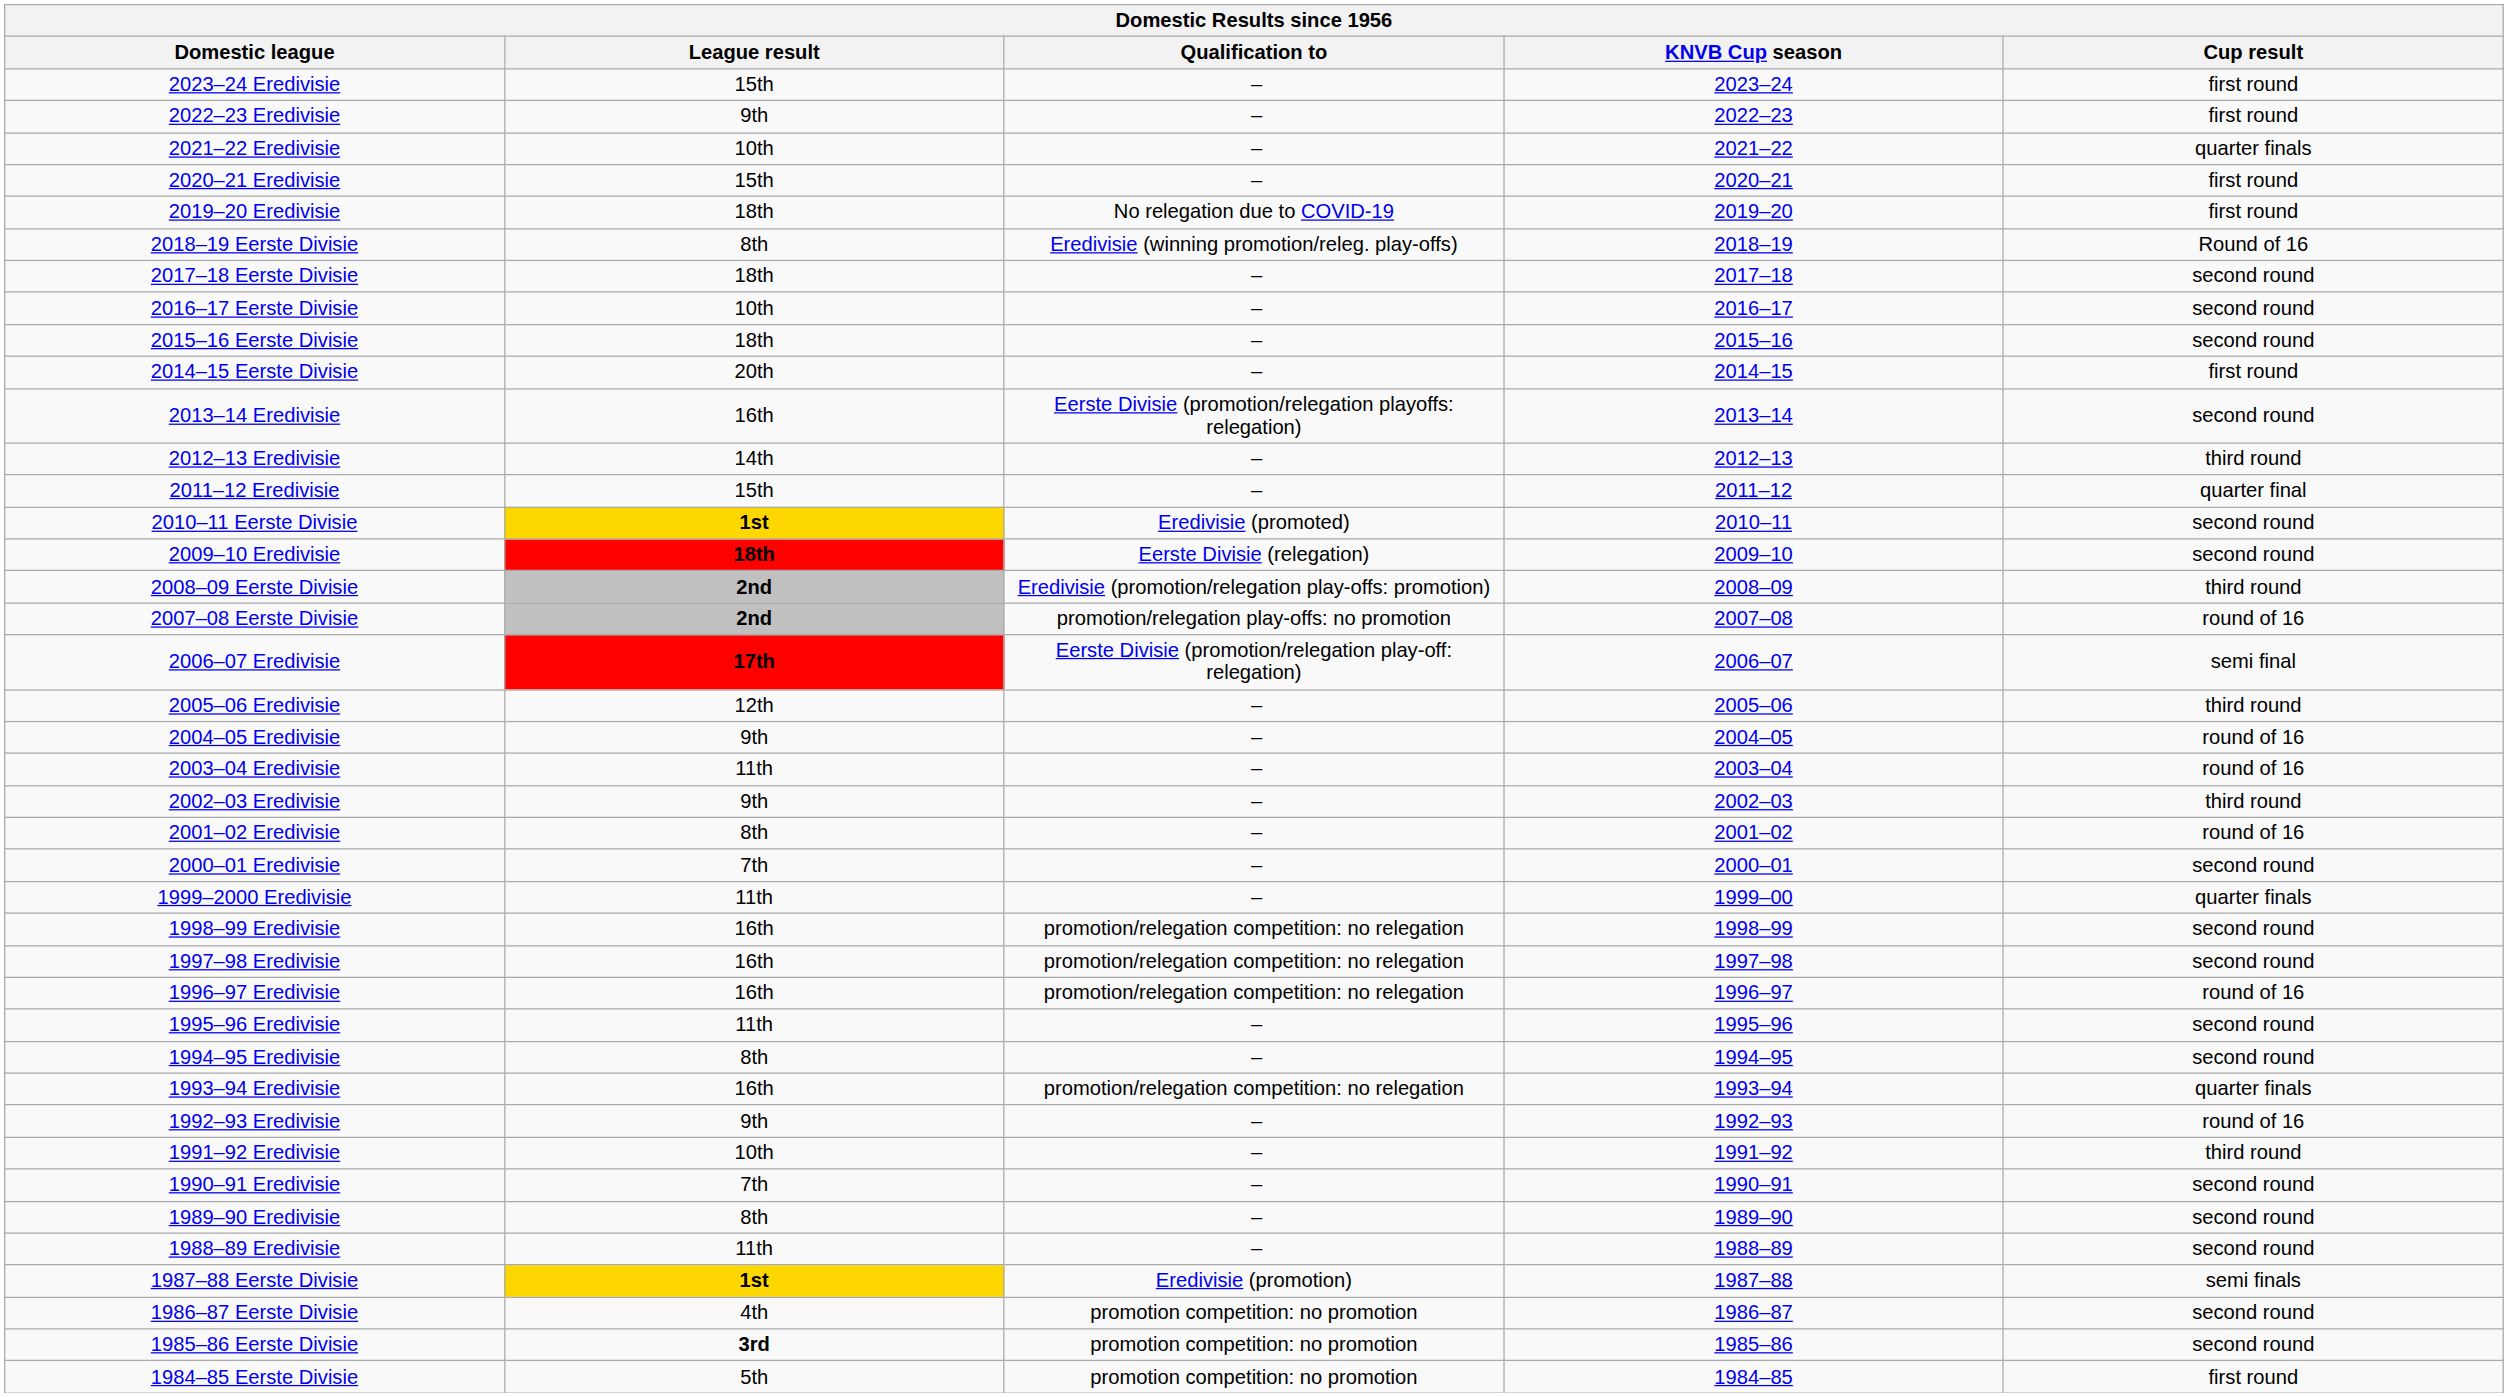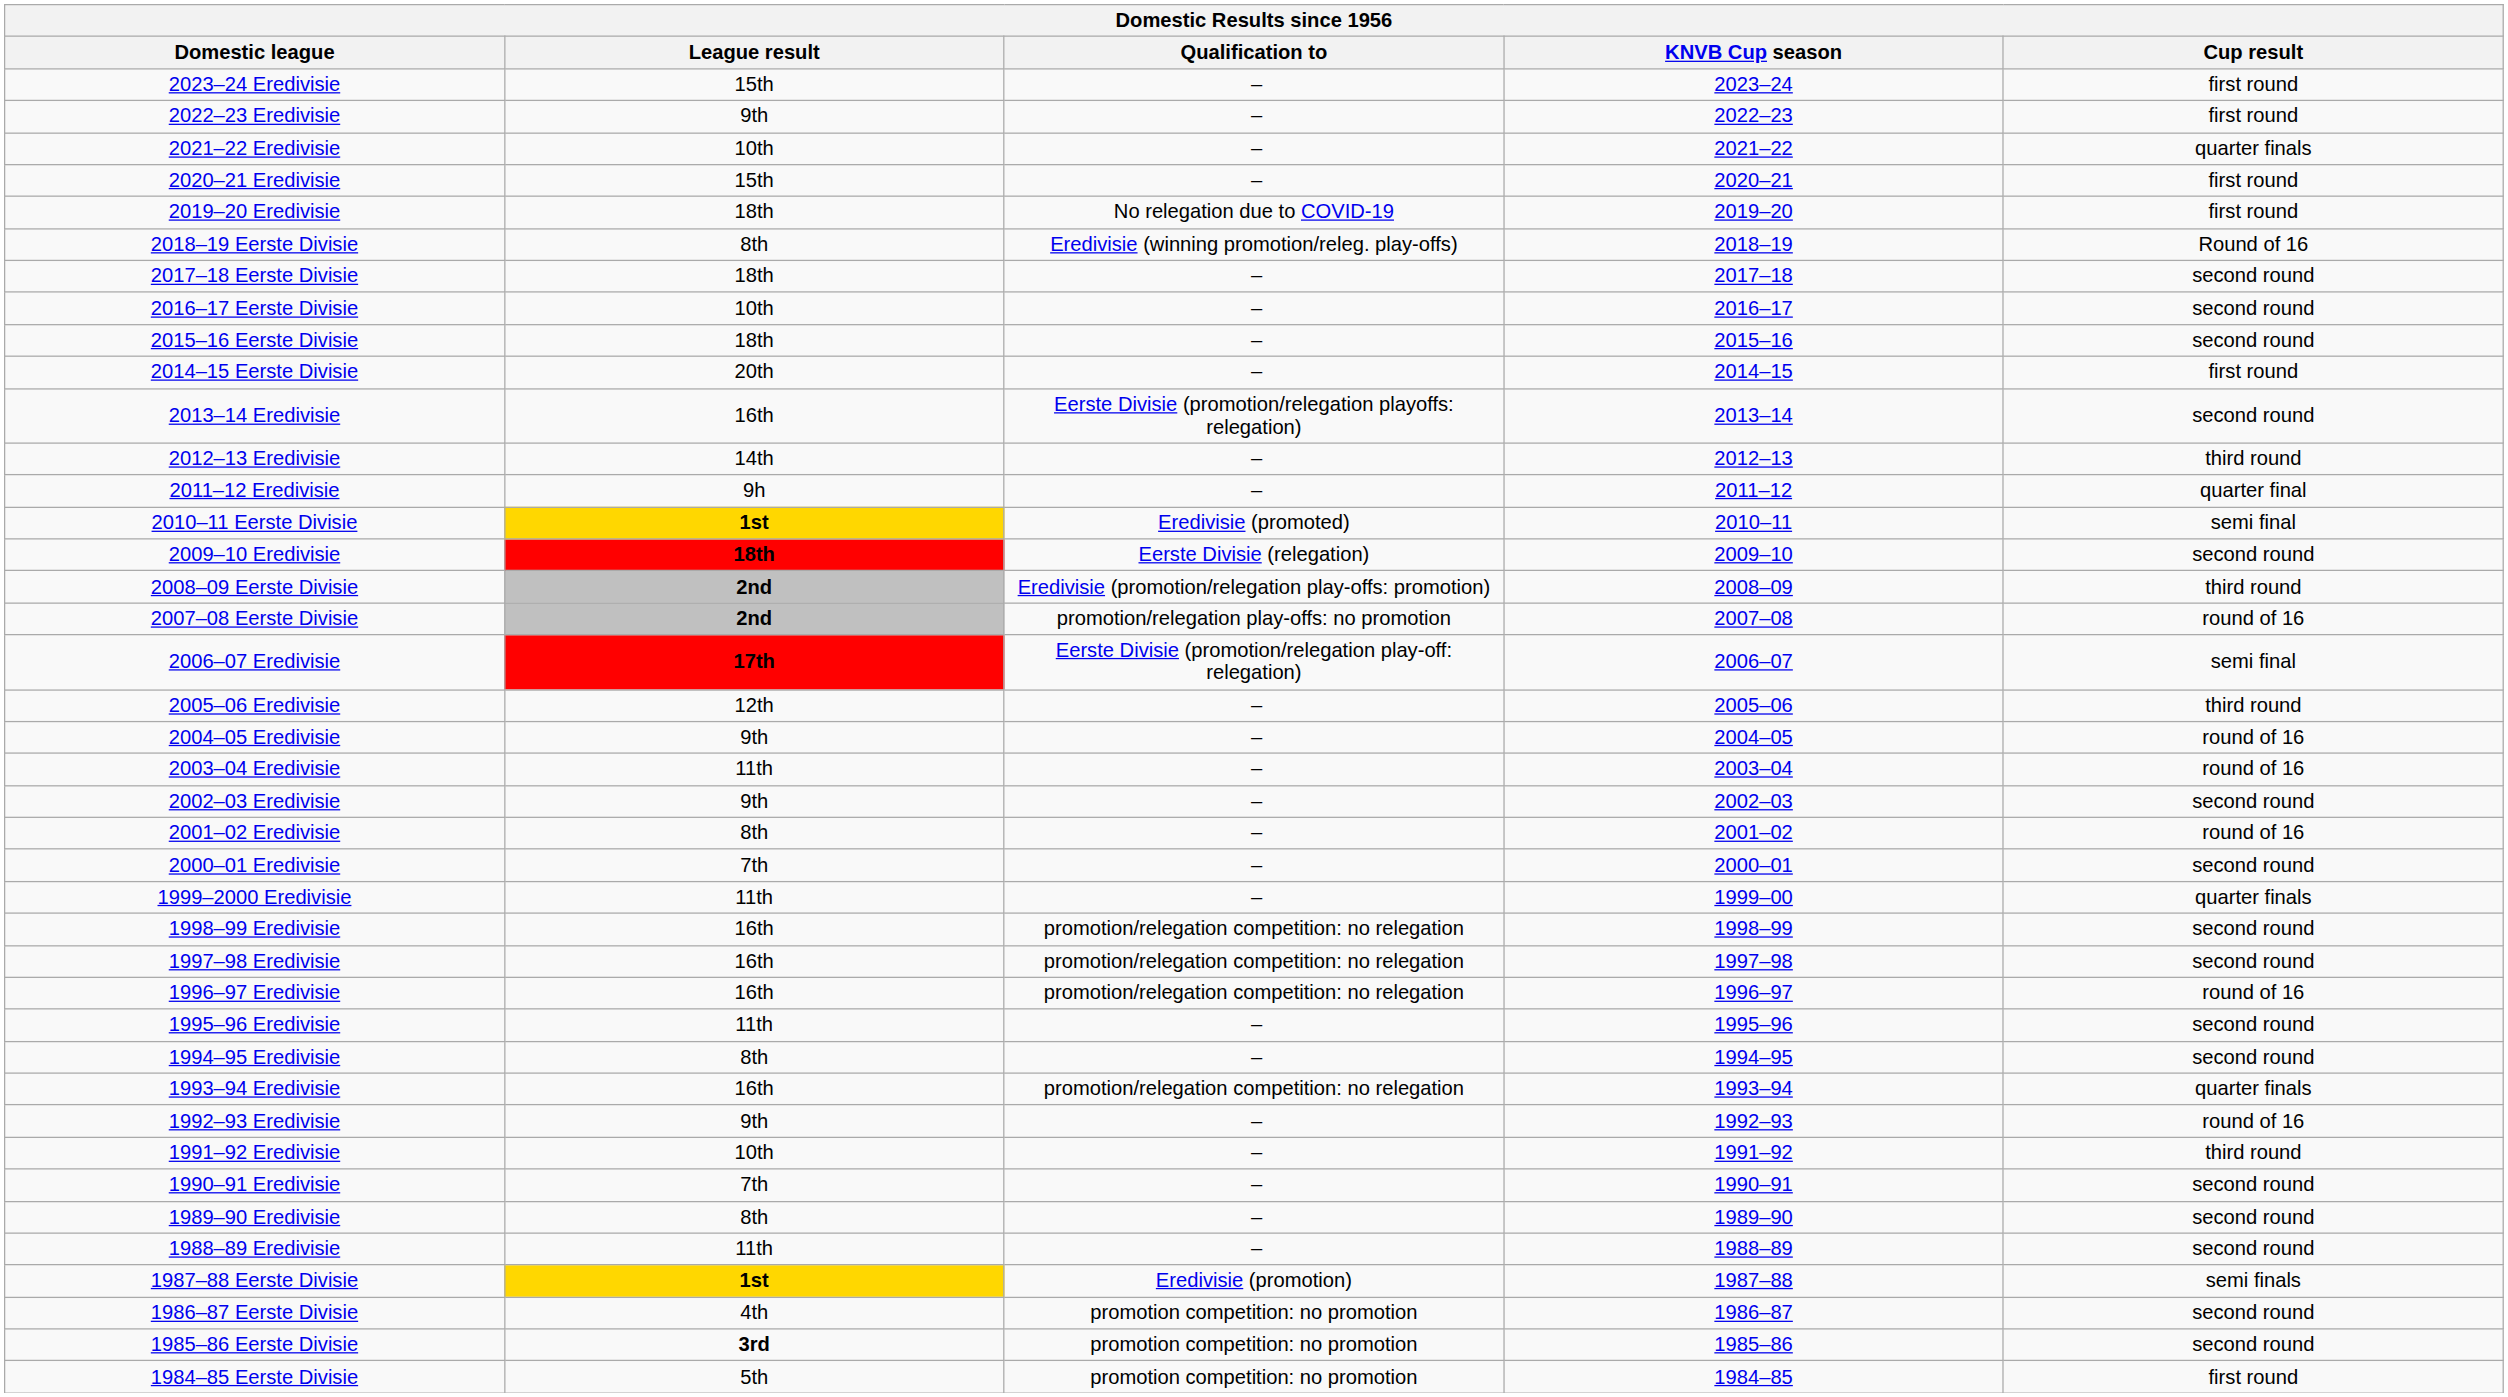(754, 490) 15th -> (754, 490) 9h
(2253, 522) second round -> (2253, 522) semi final
(2253, 801) third round -> (2253, 801) second round
